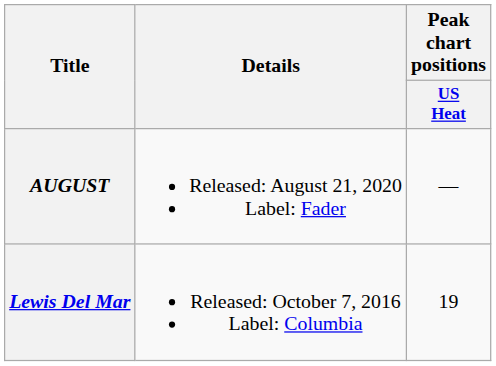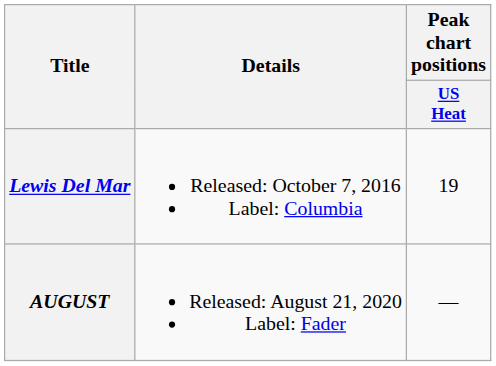rows swapped: (70, 301) <-> (70, 186)
